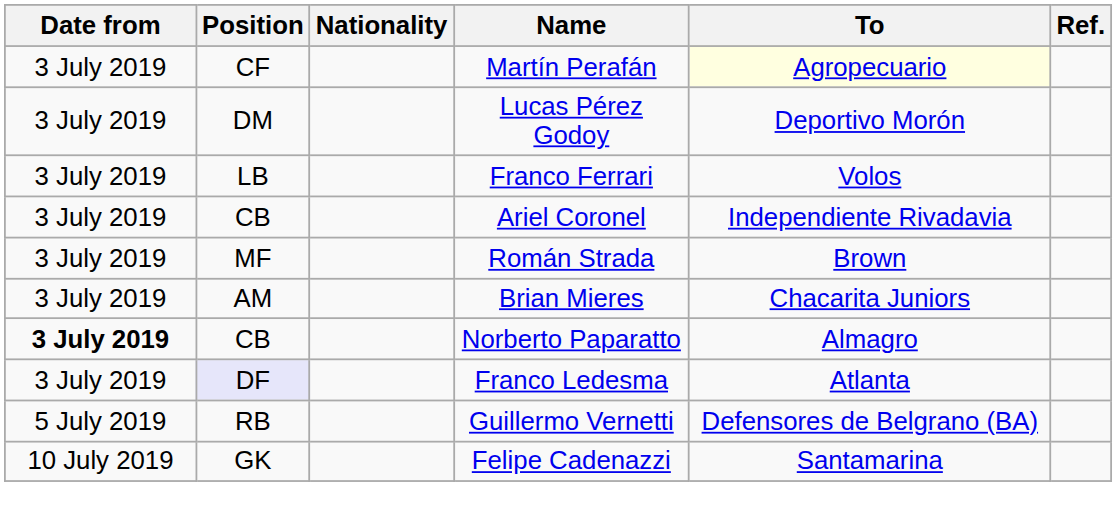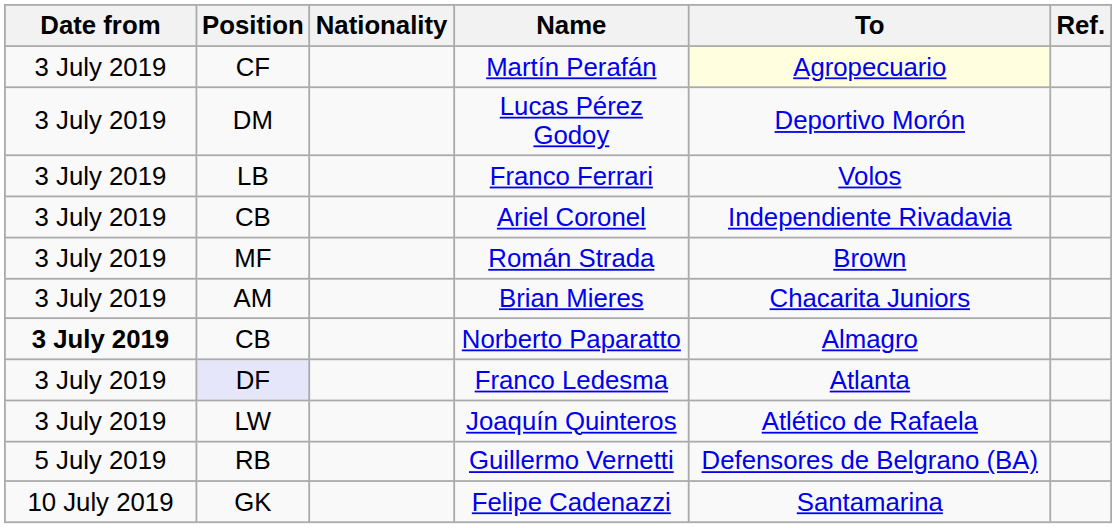+ row: (571, 421)
